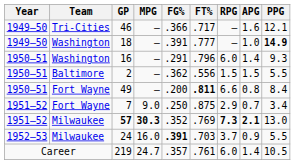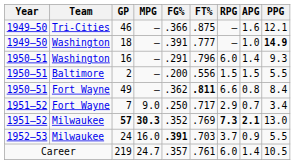(204, 28) .717 -> (204, 28) .875
(176, 75) .362 -> (176, 75) .200
(176, 90) .200 -> (176, 90) .362
(204, 106) .875 -> (204, 106) .717
